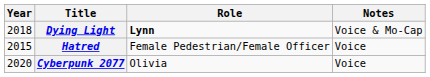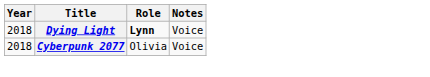(379, 30) Voice & Mo-Cap -> (188, 30) Voice
- row: (81, 47)
(19, 64) 2020 -> (19, 47) 2018
